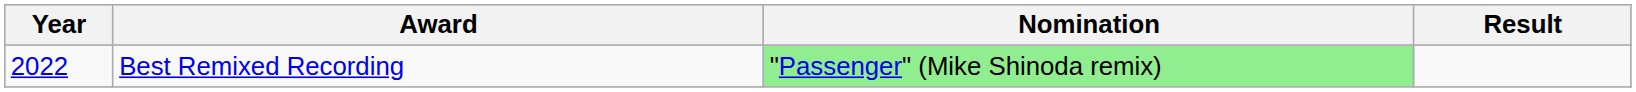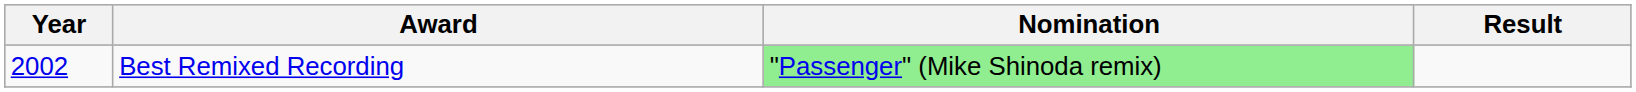(39, 65) 2022 -> (39, 65) 2002
